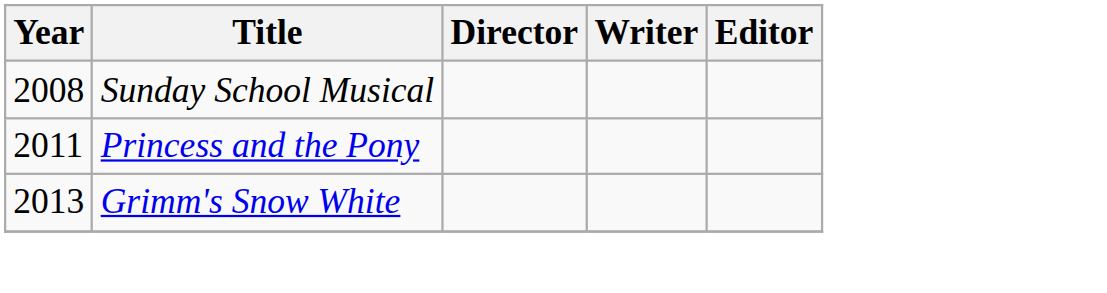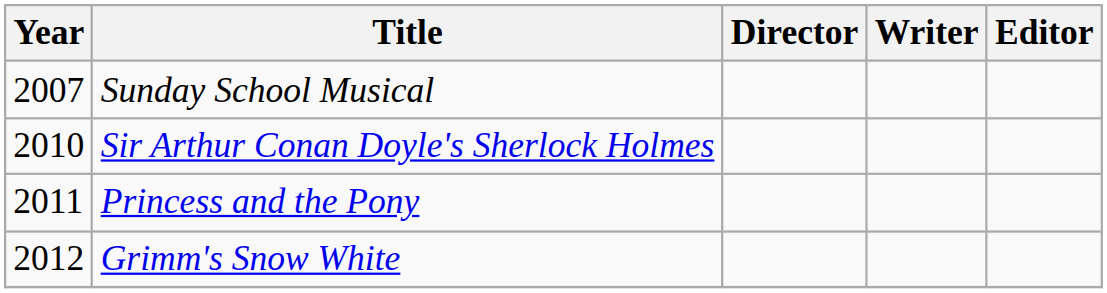(49, 88) 2008 -> (49, 88) 2007
+ row: (408, 145)
(49, 201) 2013 -> (49, 257) 2012
